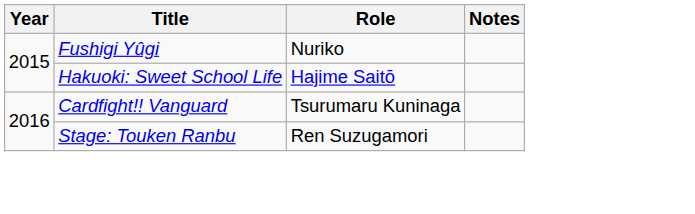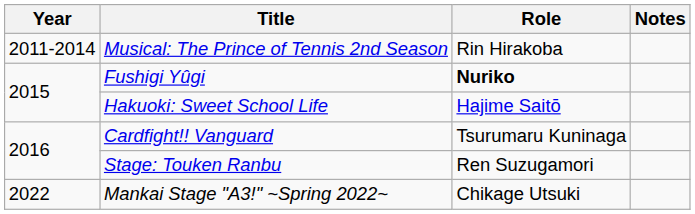+ row: (276, 48)
(317, 48) normal -> (486, 77) bold
+ row: (246, 194)
